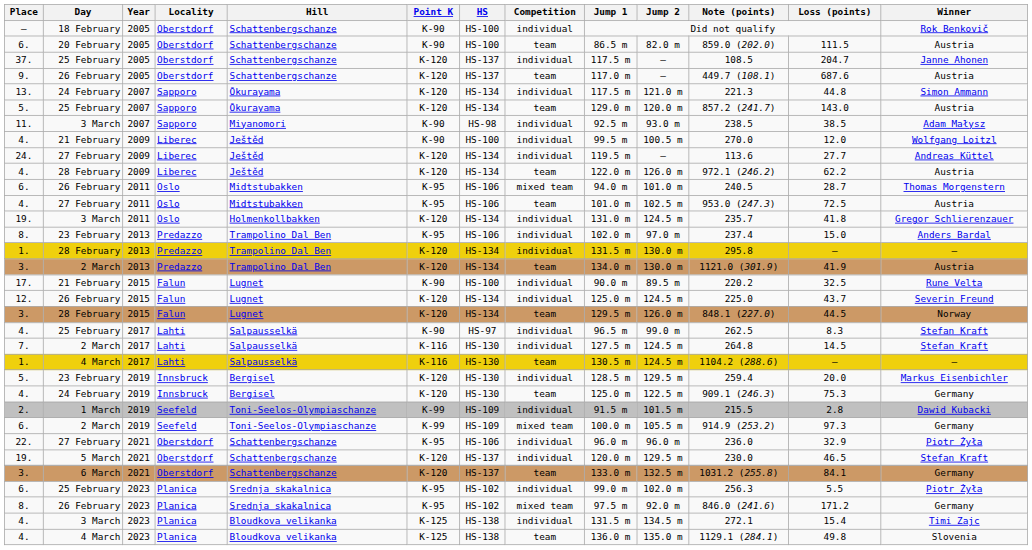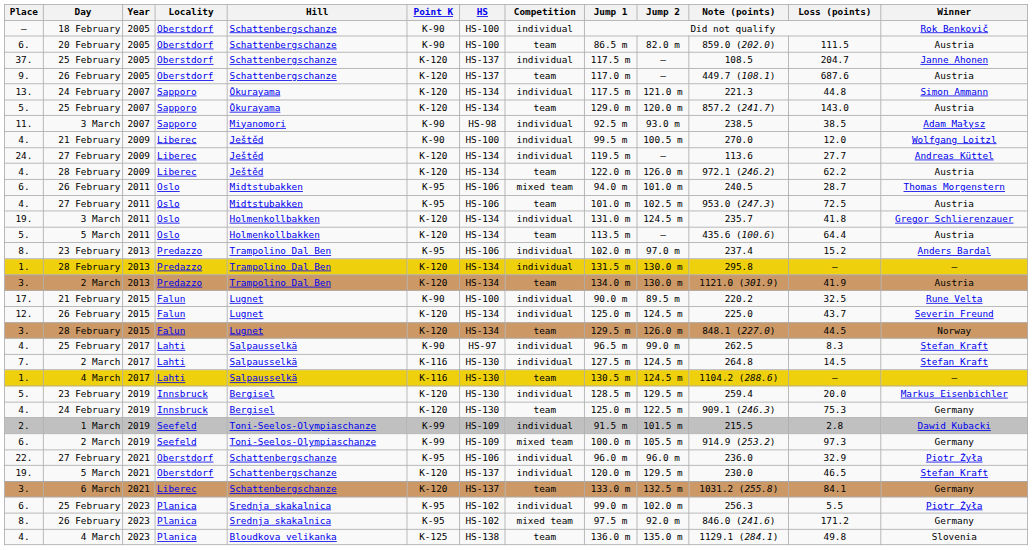+ row: (24, 234)
(835, 234) 15.0 -> (835, 250) 15.2
(185, 473) Oberstdorf -> (177, 489) Liberec
- row: (24, 521)
